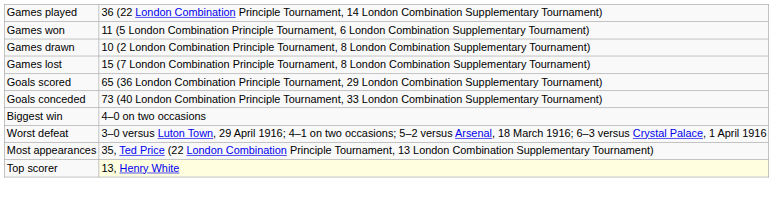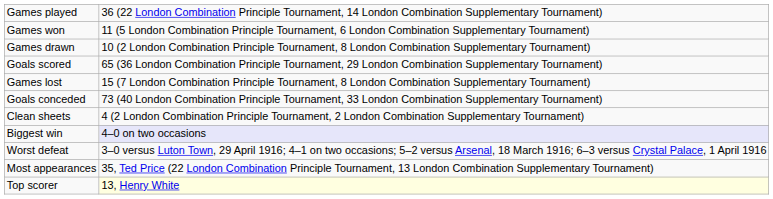rows swapped: (34, 64) <-> (39, 82)
+ row: (39, 116)
(154, 116) no background -> (154, 133) lavender background
